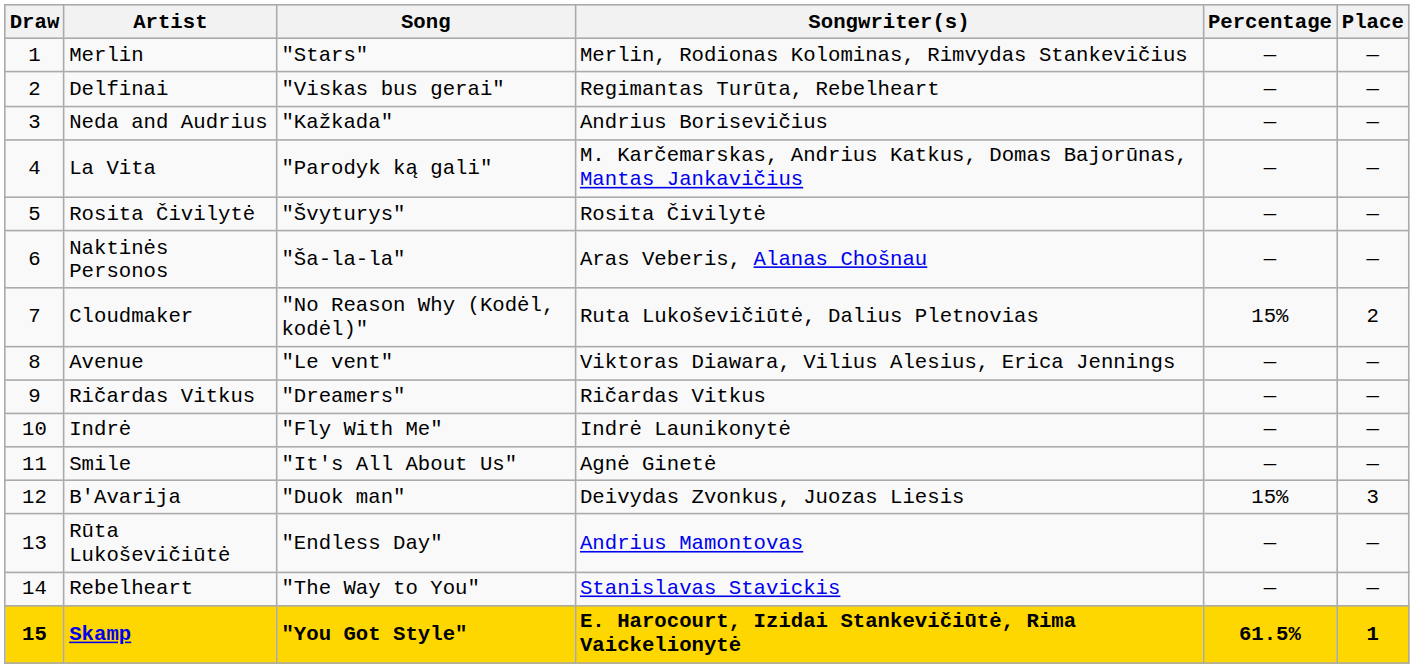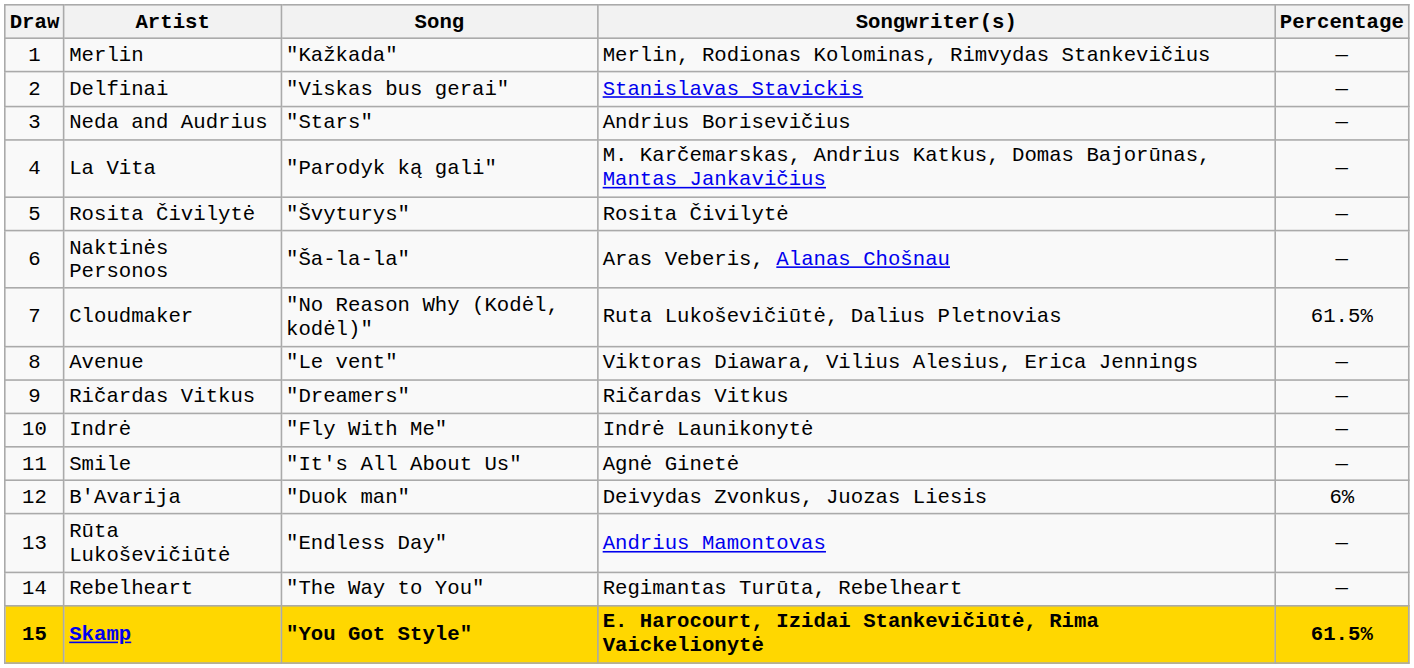- column: (1373, 22)
(325, 55) "Stars" -> (342, 55) "Kažkada"
(760, 89) Regimantas Turūta, Rebelheart -> (733, 89) Stanislavas Stavickis
(337, 123) "Kažkada" -> (329, 123) "Stars"
(1270, 317) 15% -> (1342, 317) 61.5%
(1270, 497) 15% -> (1342, 497) 6%
(710, 589) Stanislavas Stavickis -> (783, 589) Regimantas Turūta, Rebelheart
